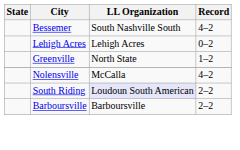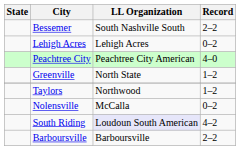(206, 28) 4–2 -> (210, 28) 2–2
+ row: (62, 59)
+ row: (47, 91)
(206, 75) 4–2 -> (210, 106) 0–2
(206, 91) 2–2 -> (210, 122) 4–2
